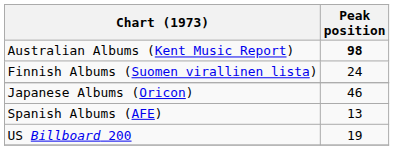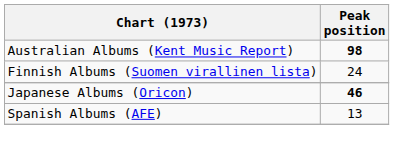(355, 93) normal -> (355, 93) bold
- row: (70, 135)
